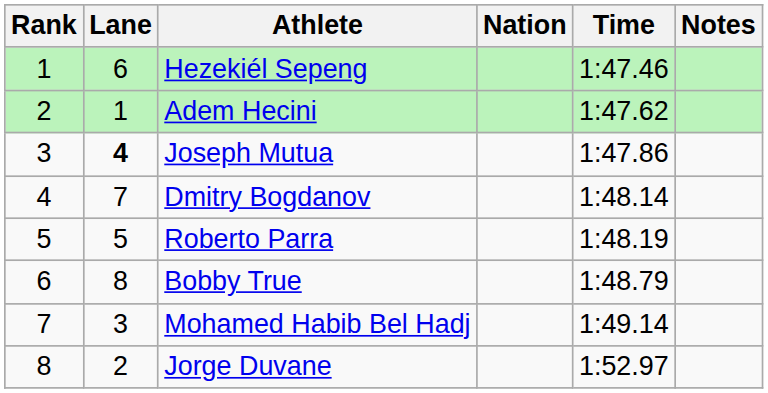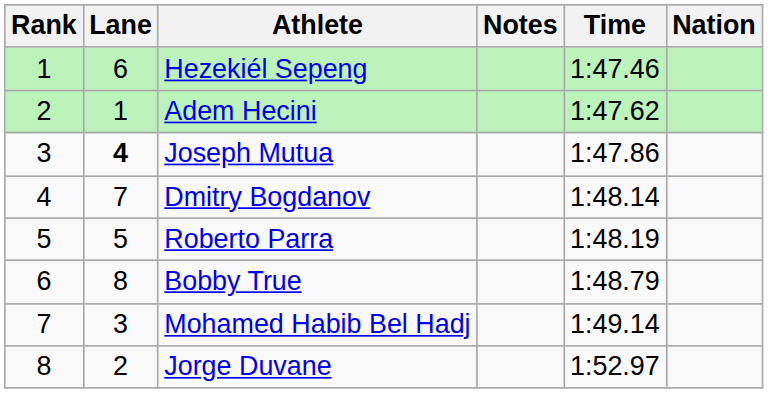columns swapped: (525, 25) <-> (718, 25)
